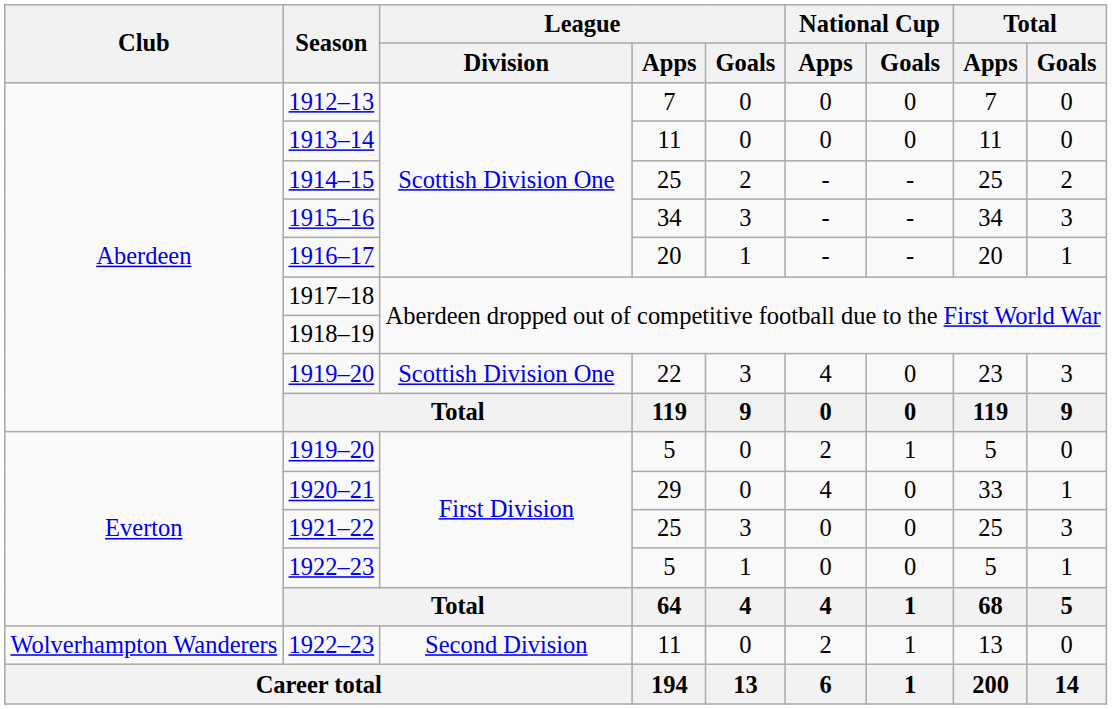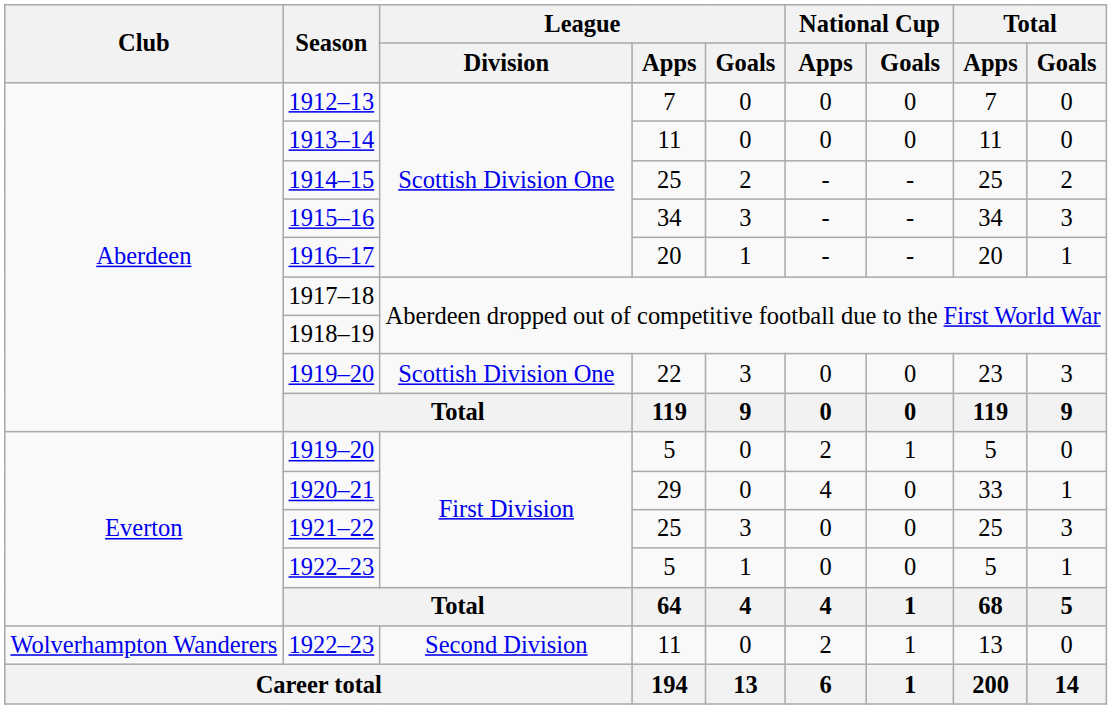(826, 373) 4 -> (826, 373) 0
